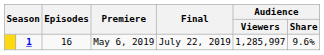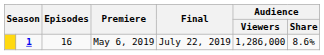(260, 42) 1,285,997 -> (260, 42) 1,286,000
(304, 42) 9.6% -> (304, 42) 8.6%
